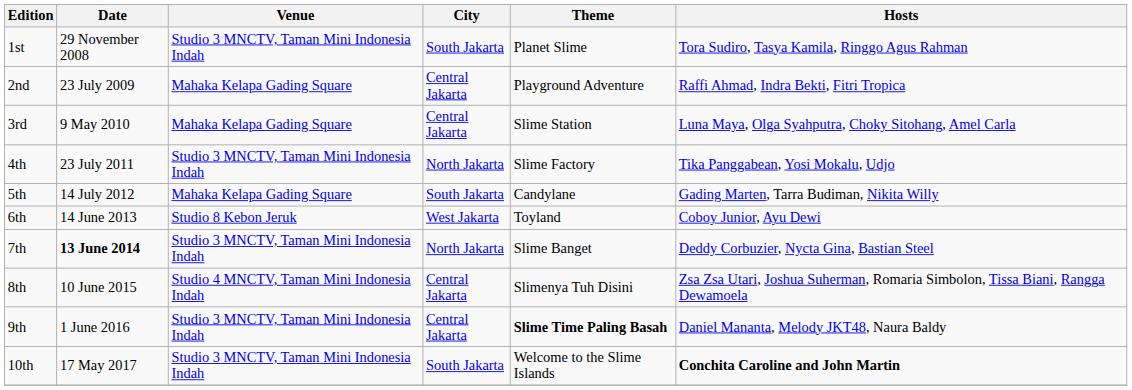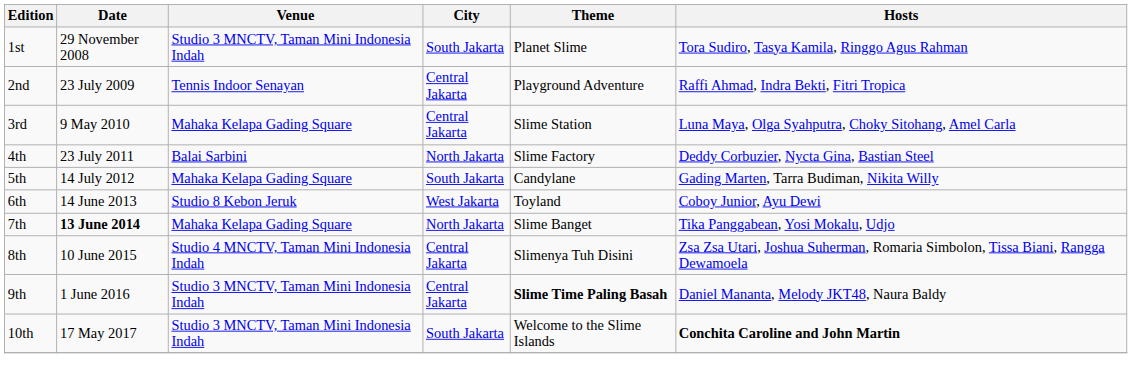(262, 85) Mahaka Kelapa Gading Square -> (238, 85) Tennis Indoor Senayan
(291, 163) Studio 3 MNCTV, Taman Mini Indonesia Indah -> (209, 155) Balai Sarbini
(787, 163) Tika Panggabean, Yosi Mokalu, Udjo -> (806, 155) Deddy Corbuzier, Nycta Gina, Bastian Steel
(291, 248) Studio 3 MNCTV, Taman Mini Indonesia Indah -> (262, 224) Mahaka Kelapa Gading Square
(806, 248) Deddy Corbuzier, Nycta Gina, Bastian Steel -> (787, 224) Tika Panggabean, Yosi Mokalu, Udjo
